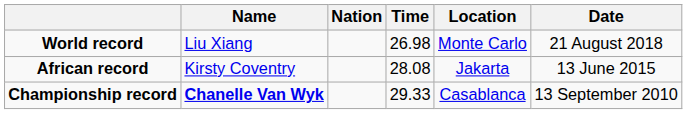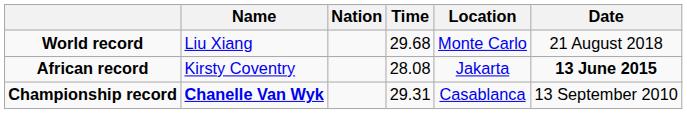(410, 43) 26.98 -> (410, 43) 29.68
(606, 69) normal -> (606, 69) bold
(410, 95) 29.33 -> (410, 95) 29.31
